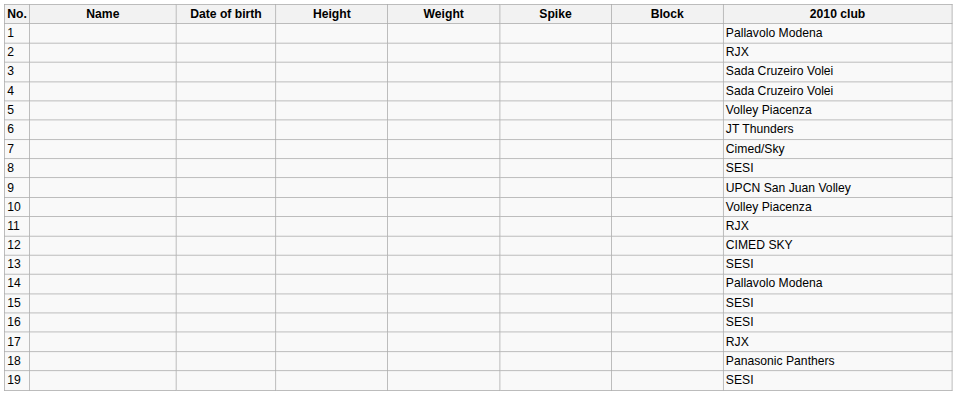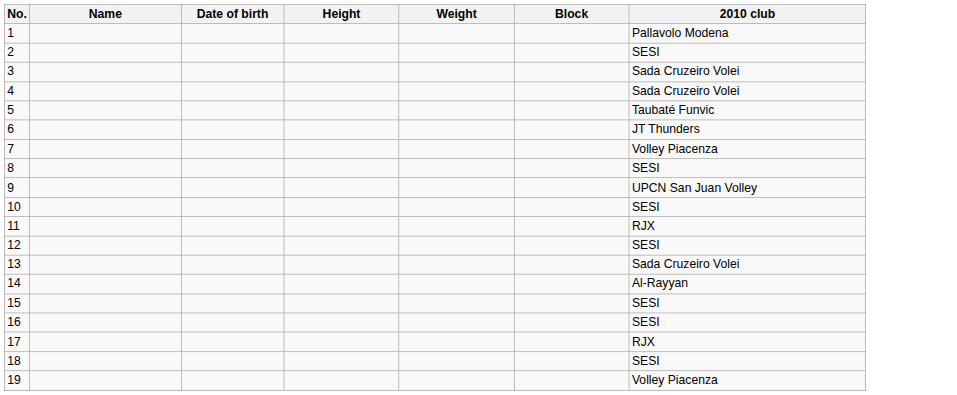- column: (556, 14)
(737, 52) RJX -> (646, 52) SESI
(769, 110) Volley Piacenza -> (673, 110) Taubaté Funvic
(755, 149) Cimed/Sky -> (675, 149) Volley Piacenza
(769, 206) Volley Piacenza -> (646, 206) SESI
(759, 245) CIMED SKY -> (646, 245) SESI
(740, 264) SESI -> (686, 264) Sada Cruzeiro Volei
(774, 284) Pallavolo Modena -> (660, 284) Al-Rayyan
(780, 361) Panasonic Panthers -> (646, 361) SESI
(740, 380) SESI -> (675, 380) Volley Piacenza
